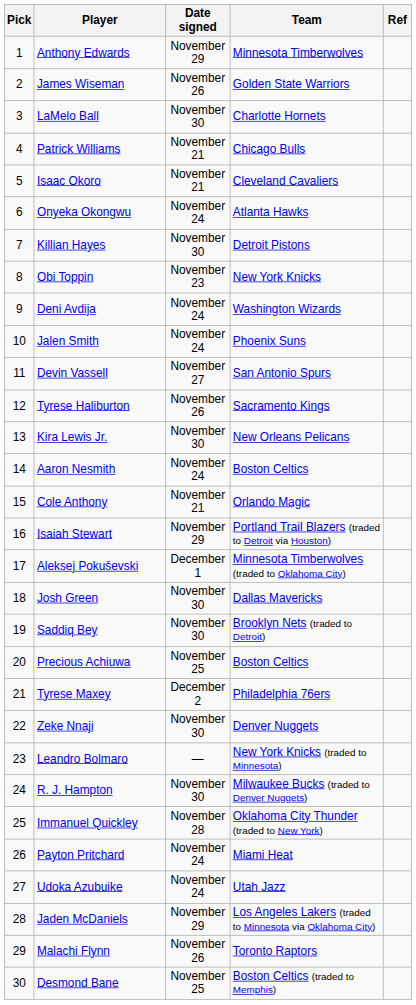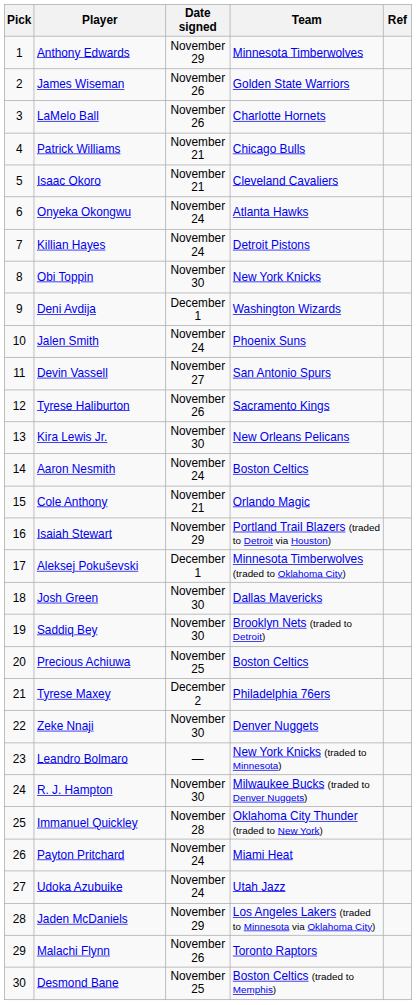(198, 116) November 30 -> (198, 116) November 26
(198, 245) November 30 -> (198, 245) November 24
(198, 277) November 23 -> (198, 277) November 30
(198, 309) November 24 -> (198, 309) December 1
